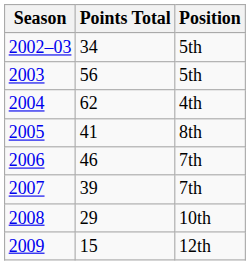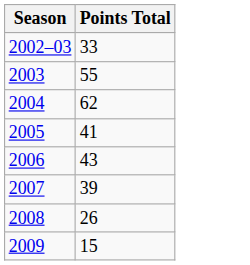- column: (210, 18)
(89, 47) 34 -> (89, 47) 33
(89, 75) 56 -> (89, 75) 55
(89, 160) 46 -> (89, 160) 43
(89, 217) 29 -> (89, 217) 26
